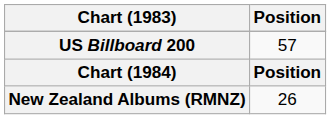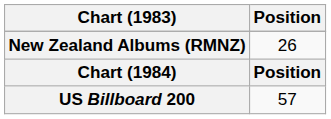rows swapped: (127, 99) <-> (127, 45)
